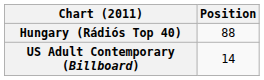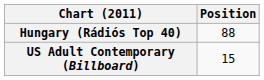(228, 59) 14 -> (228, 59) 15
